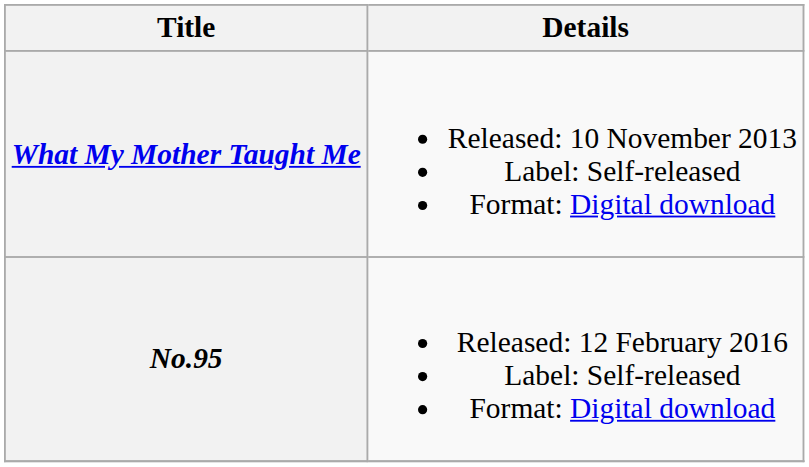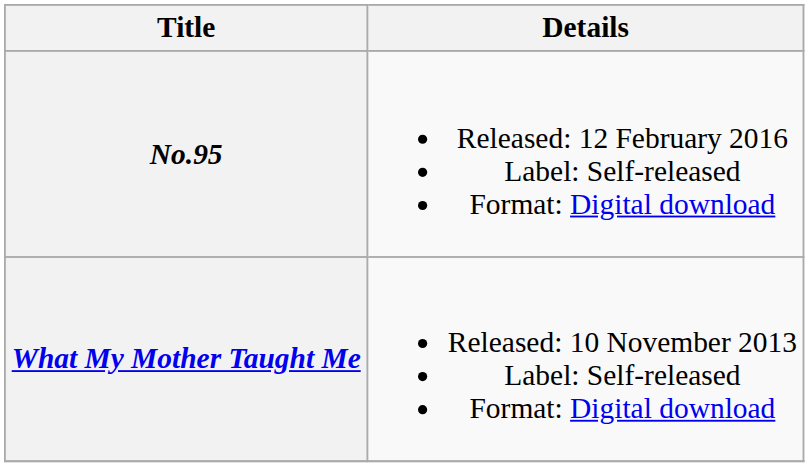rows swapped: (186, 153) <-> (186, 358)
